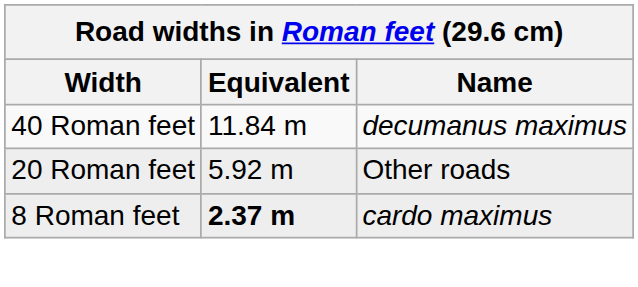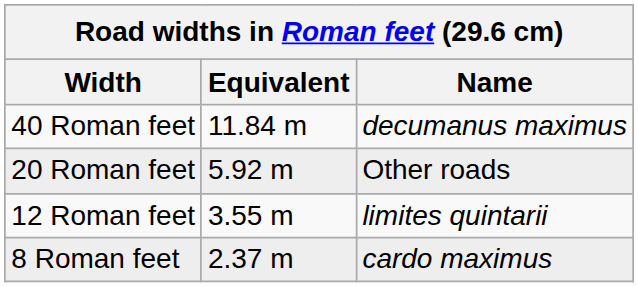+ row: (103, 214)
(251, 214) bold -> (251, 259) normal
